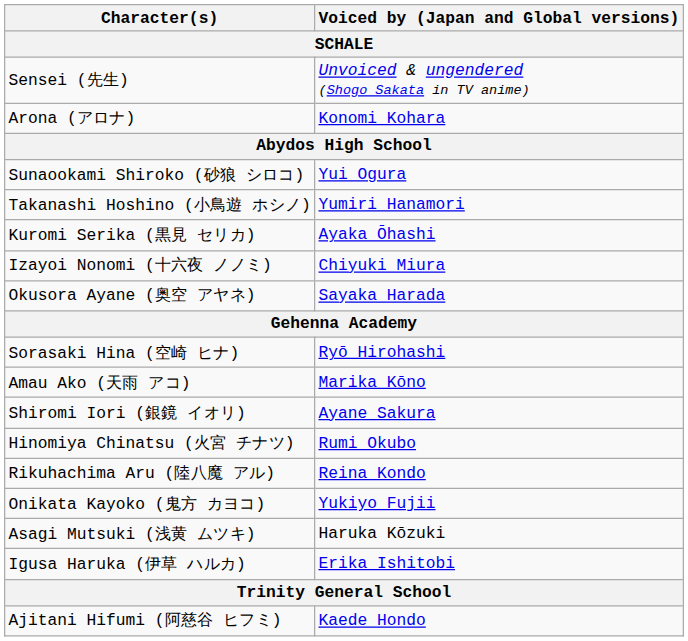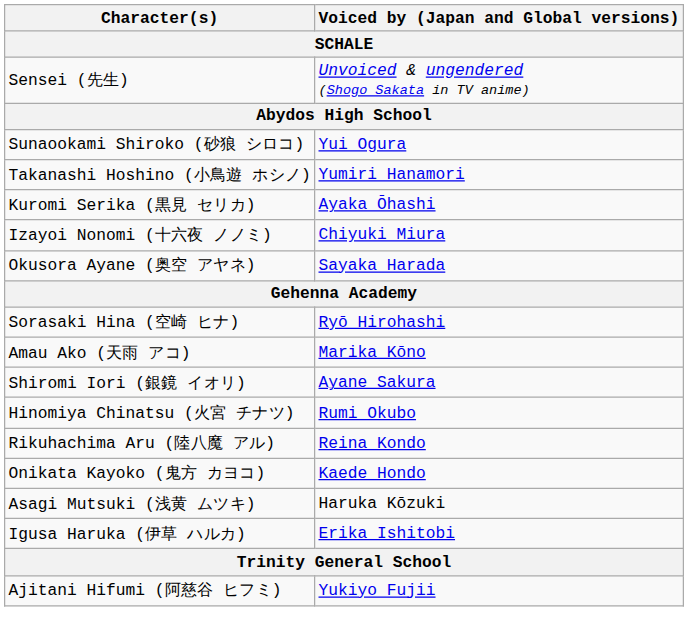- row: (72, 119)
(377, 503) Yukiyo Fujii -> (372, 473) Kaede Hondo
(372, 621) Kaede Hondo -> (377, 590) Yukiyo Fujii
